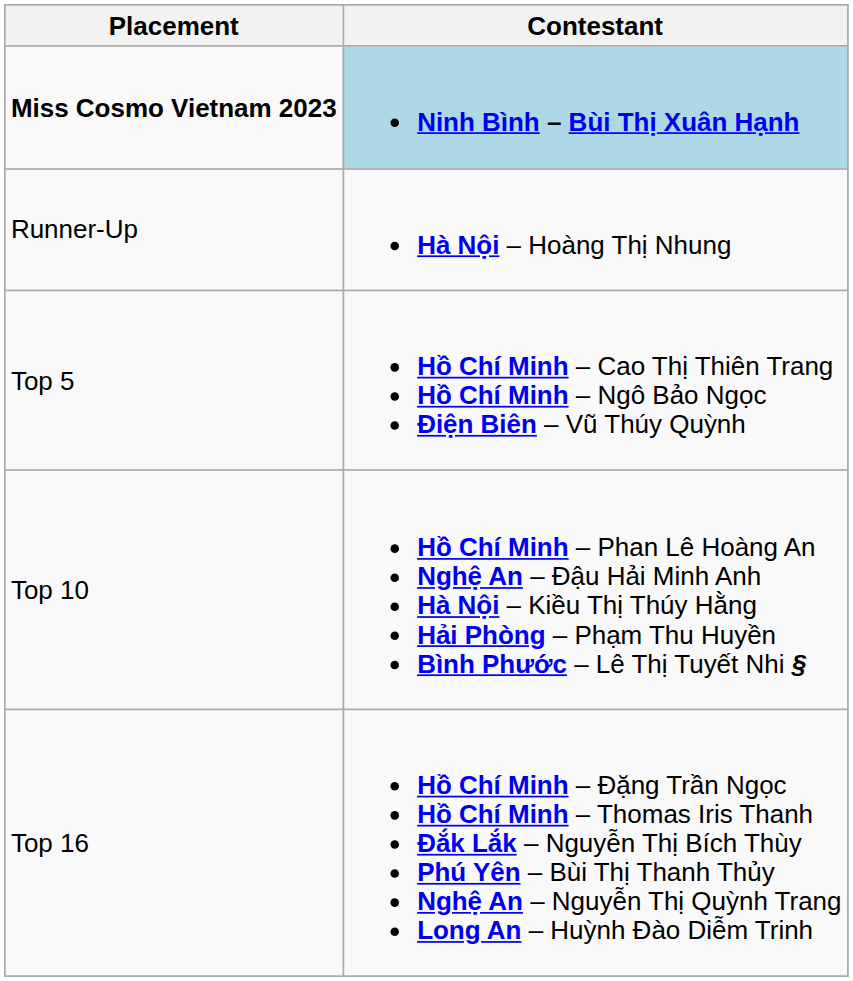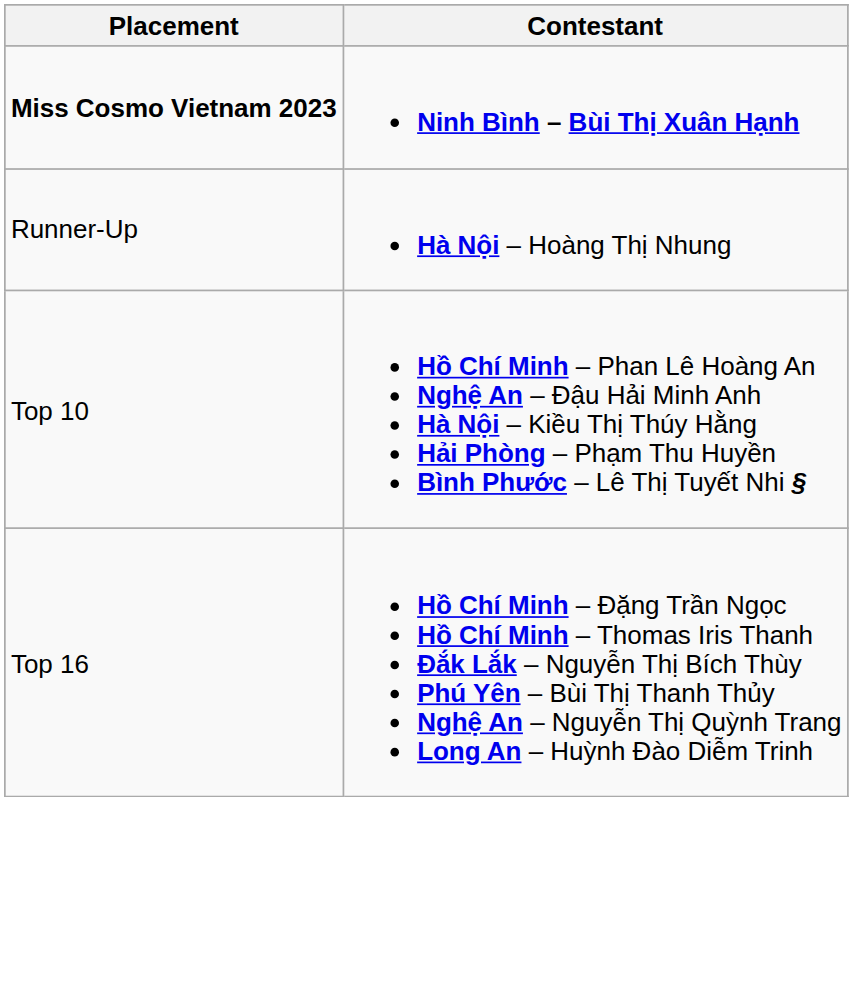(595, 122) lightblue background -> (595, 122) no background
- row: (43, 381)
